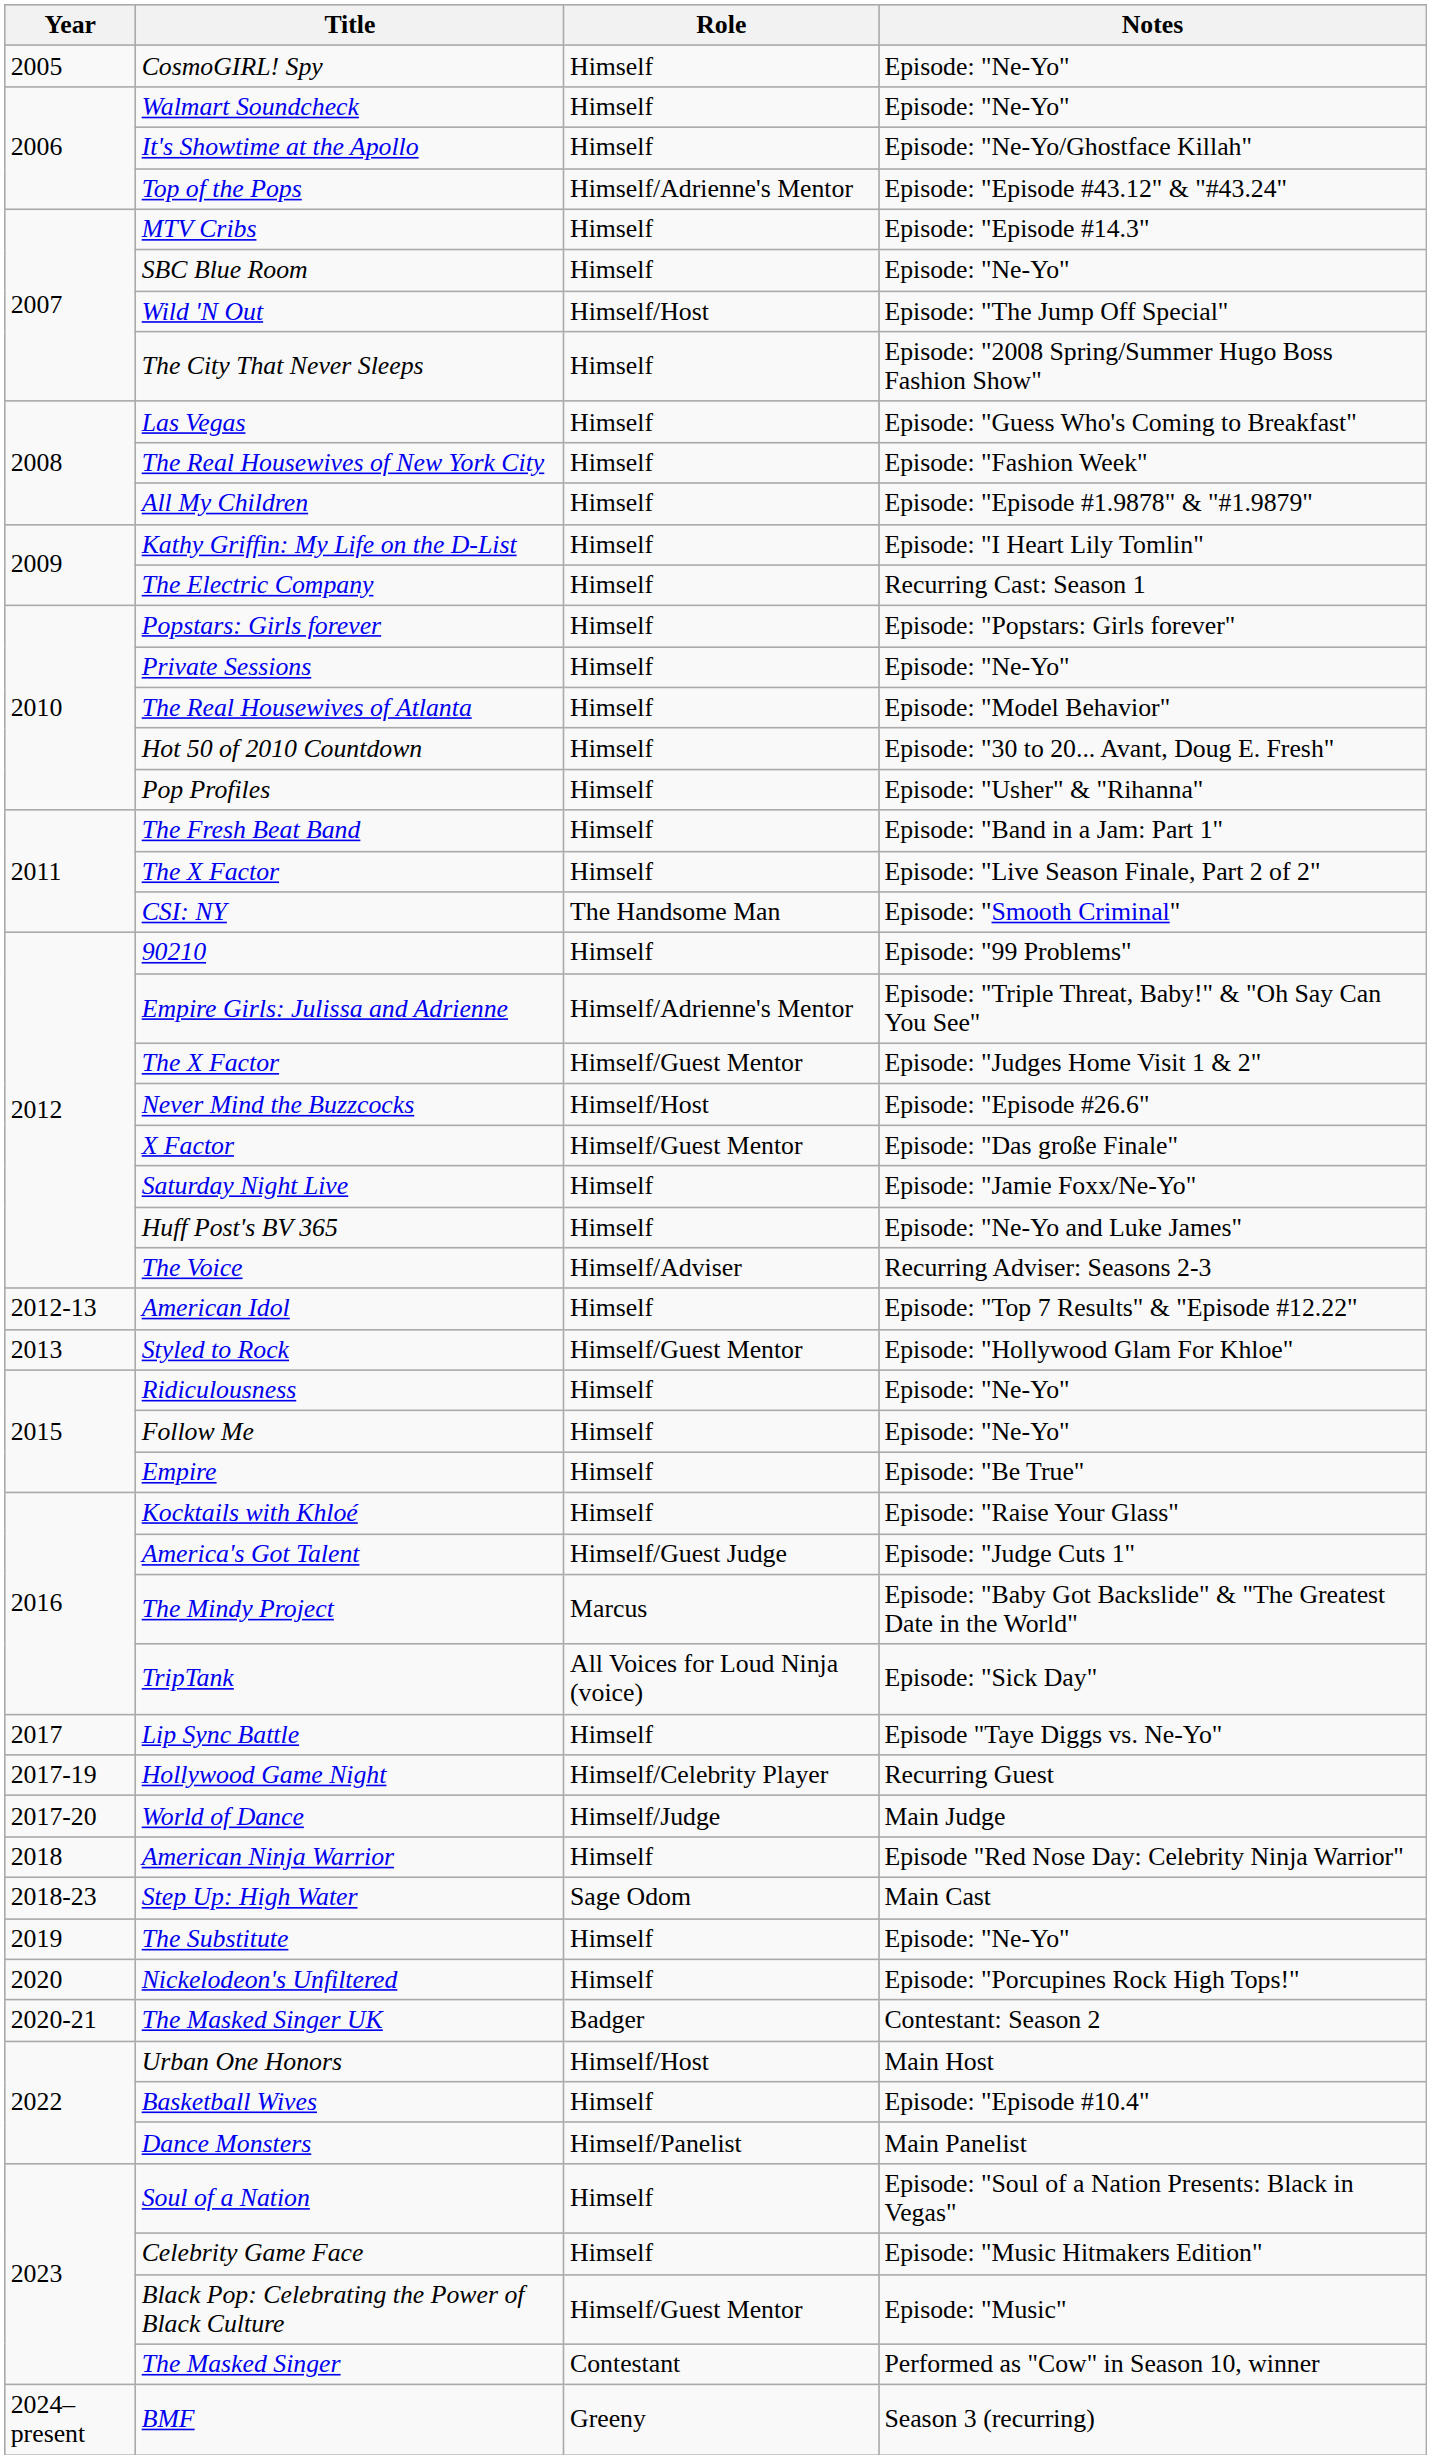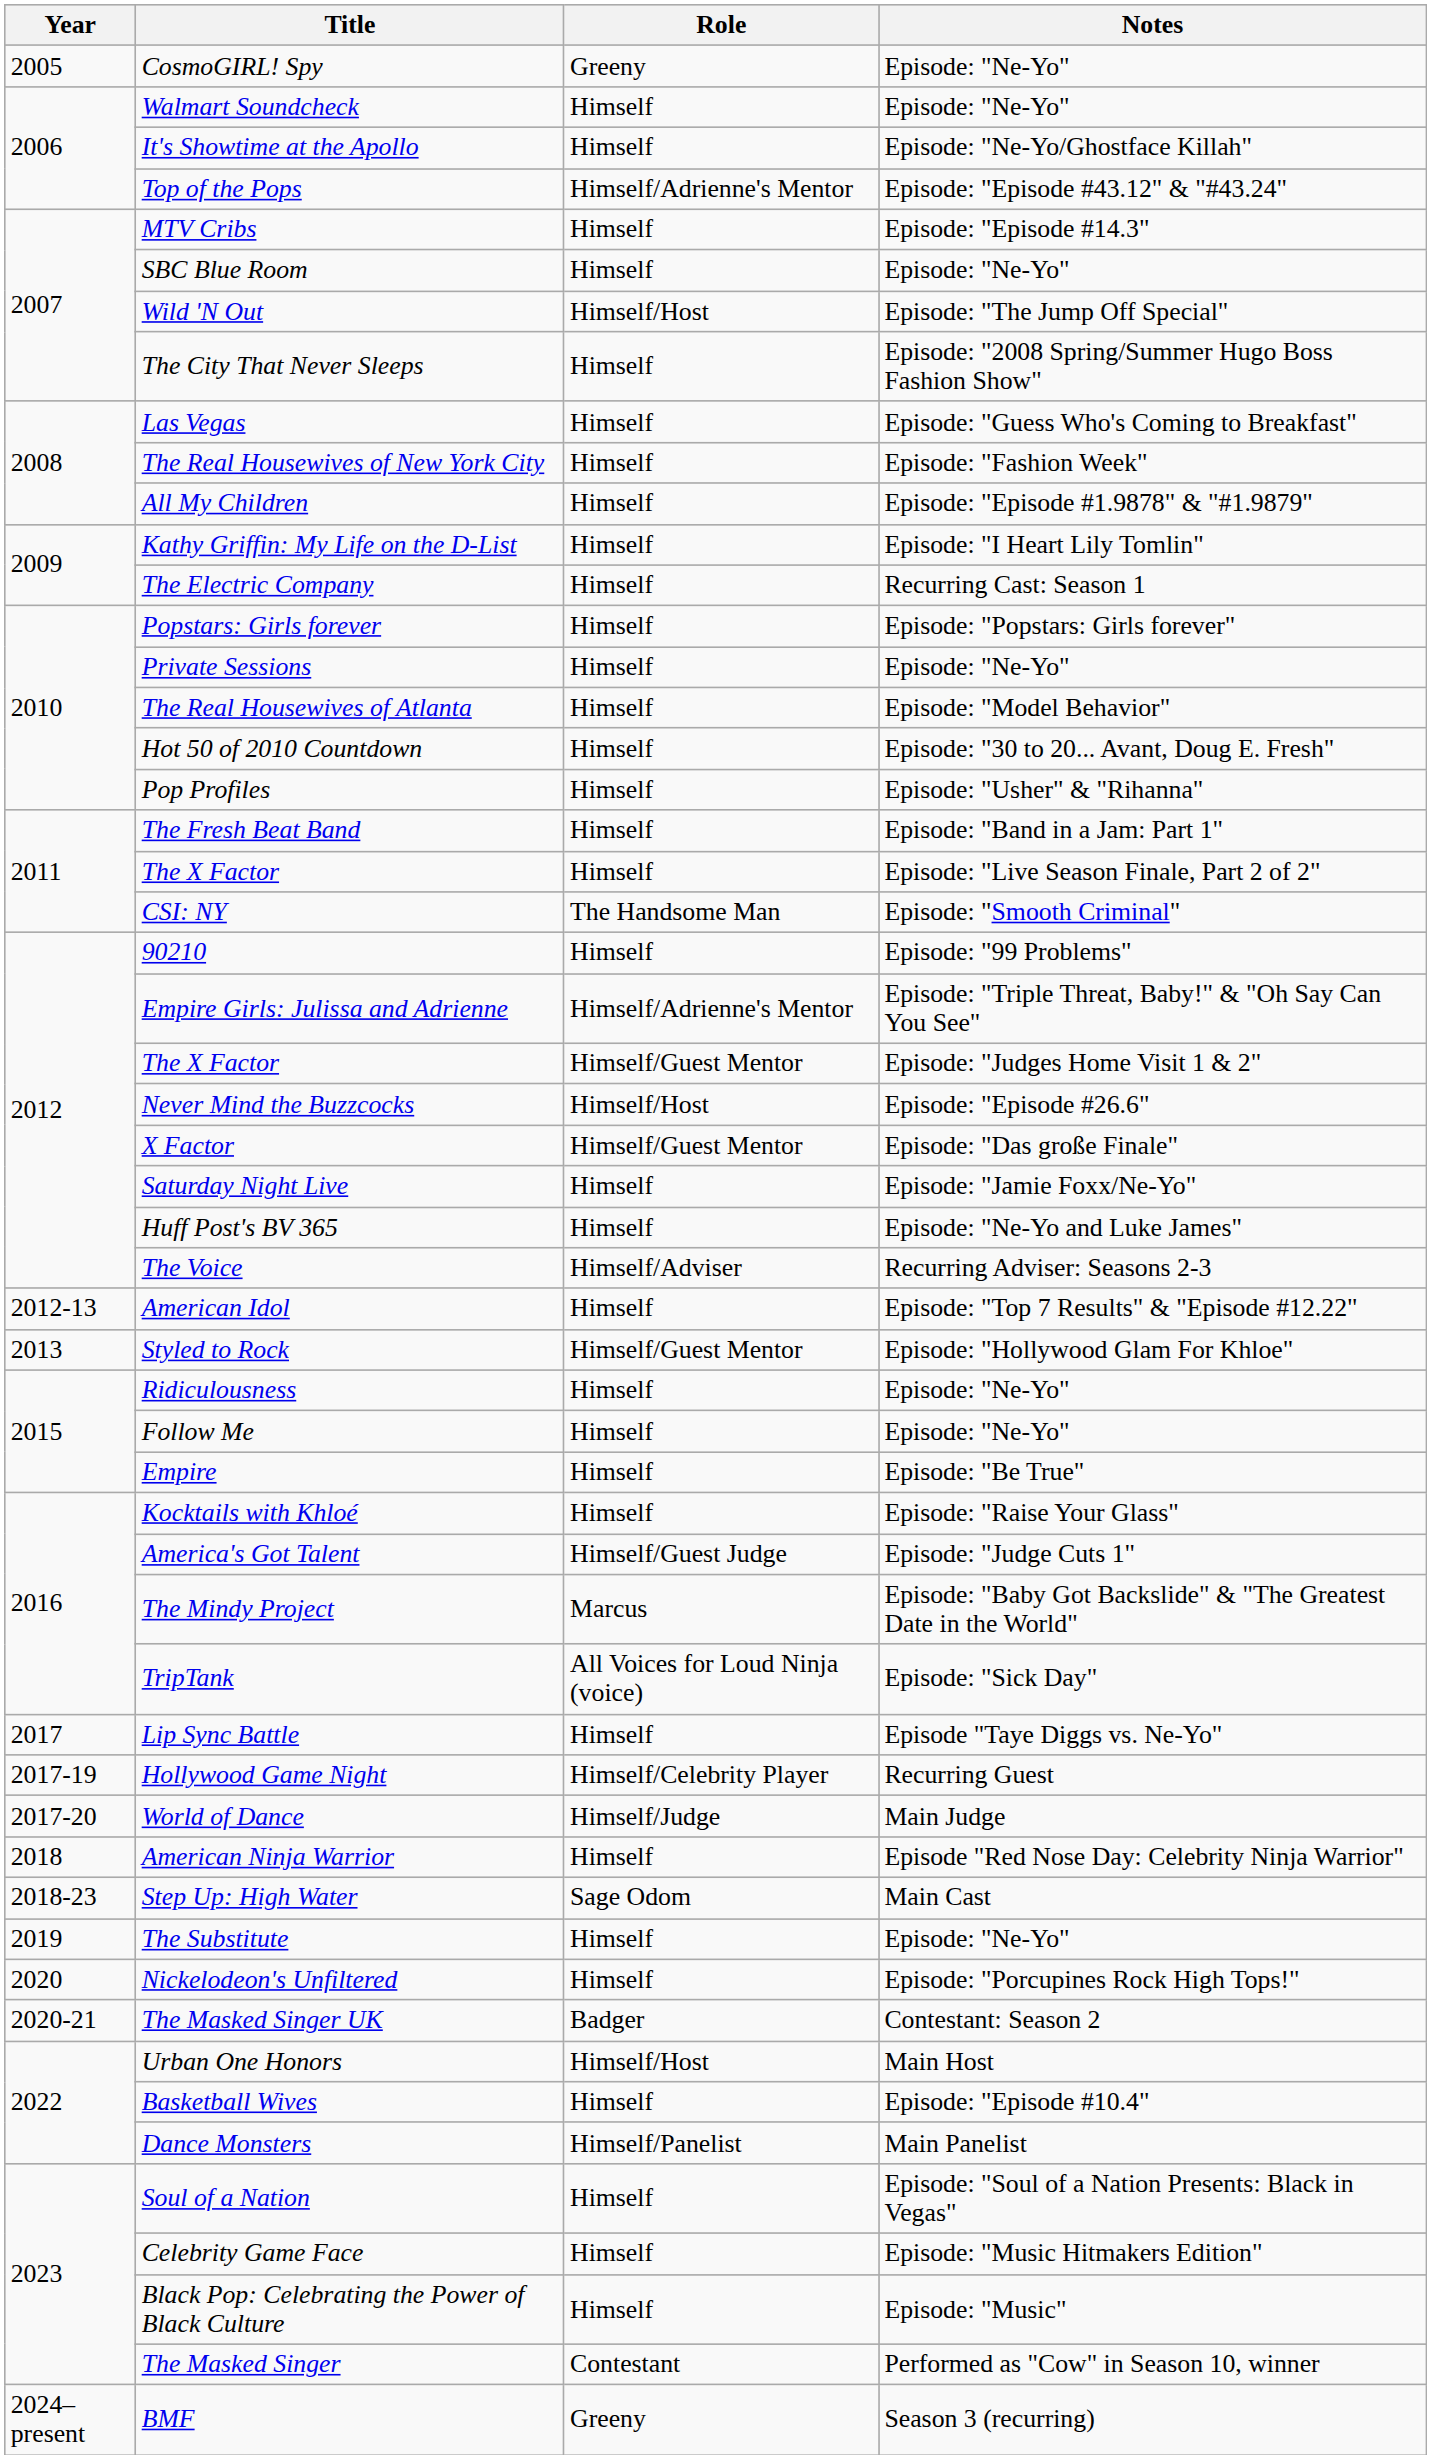(612, 65) Himself -> (608, 65) Greeny
(686, 2308) Himself/Guest Mentor -> (612, 2308) Himself
